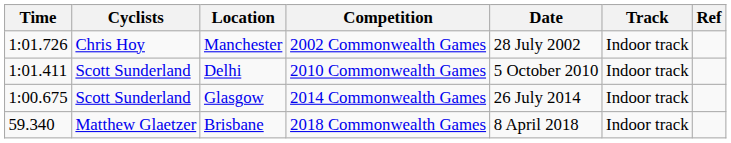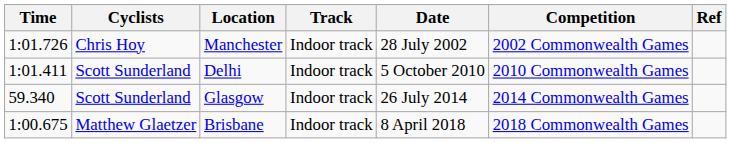columns swapped: (647, 17) <-> (388, 17)
(38, 97) 1:00.675 -> (31, 97) 59.340
(31, 124) 59.340 -> (38, 124) 1:00.675
